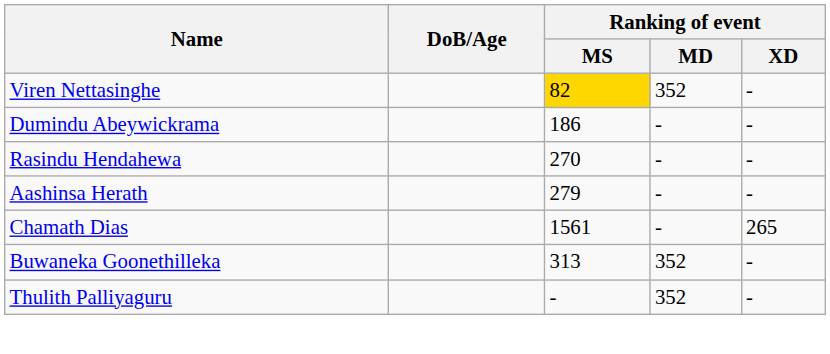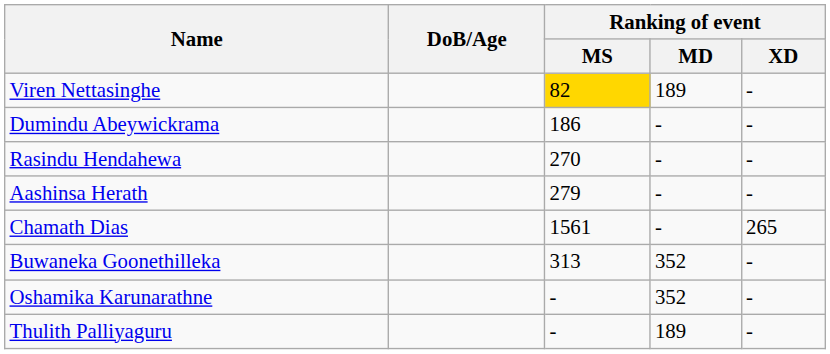(670, 90) 352 -> (670, 90) 189
+ row: (111, 296)
(670, 296) 352 -> (670, 330) 189
